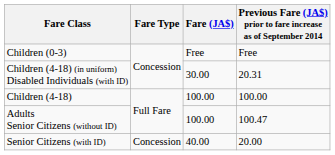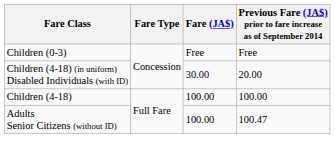(250, 74) 20.31 -> (250, 74) 20.00
- row: (56, 142)
